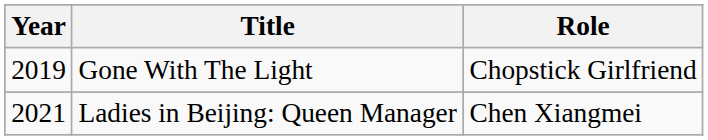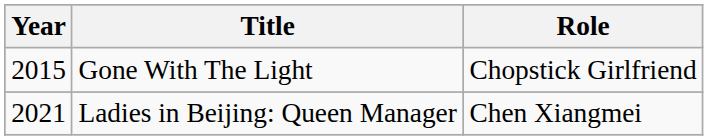(39, 69) 2019 -> (39, 69) 2015
